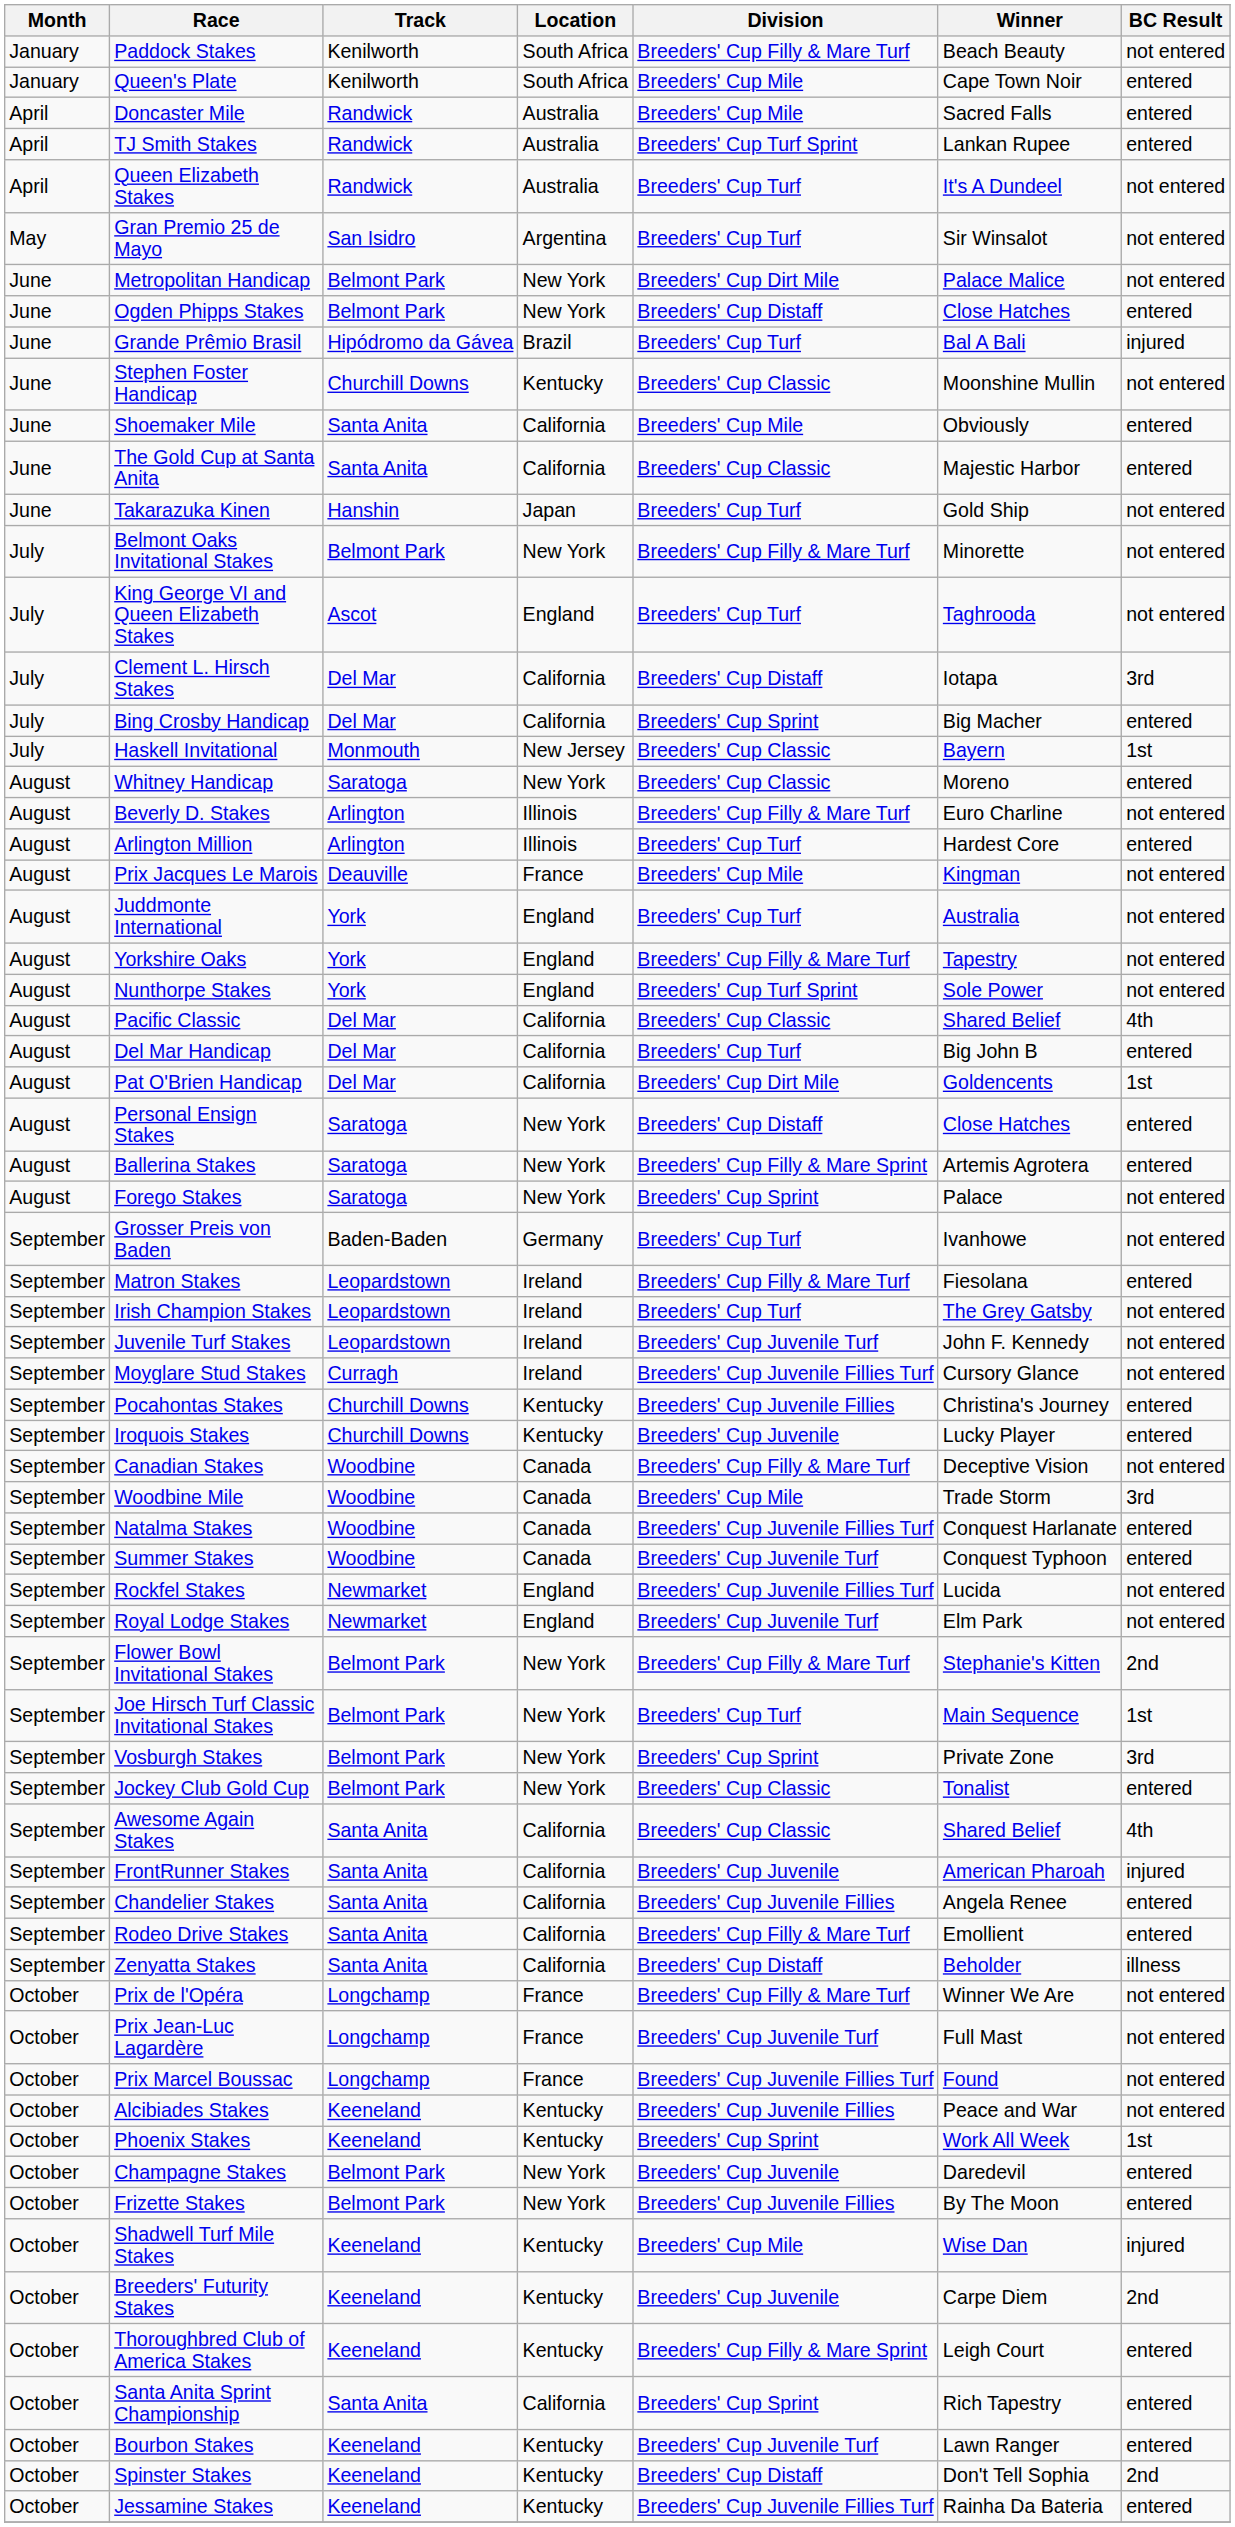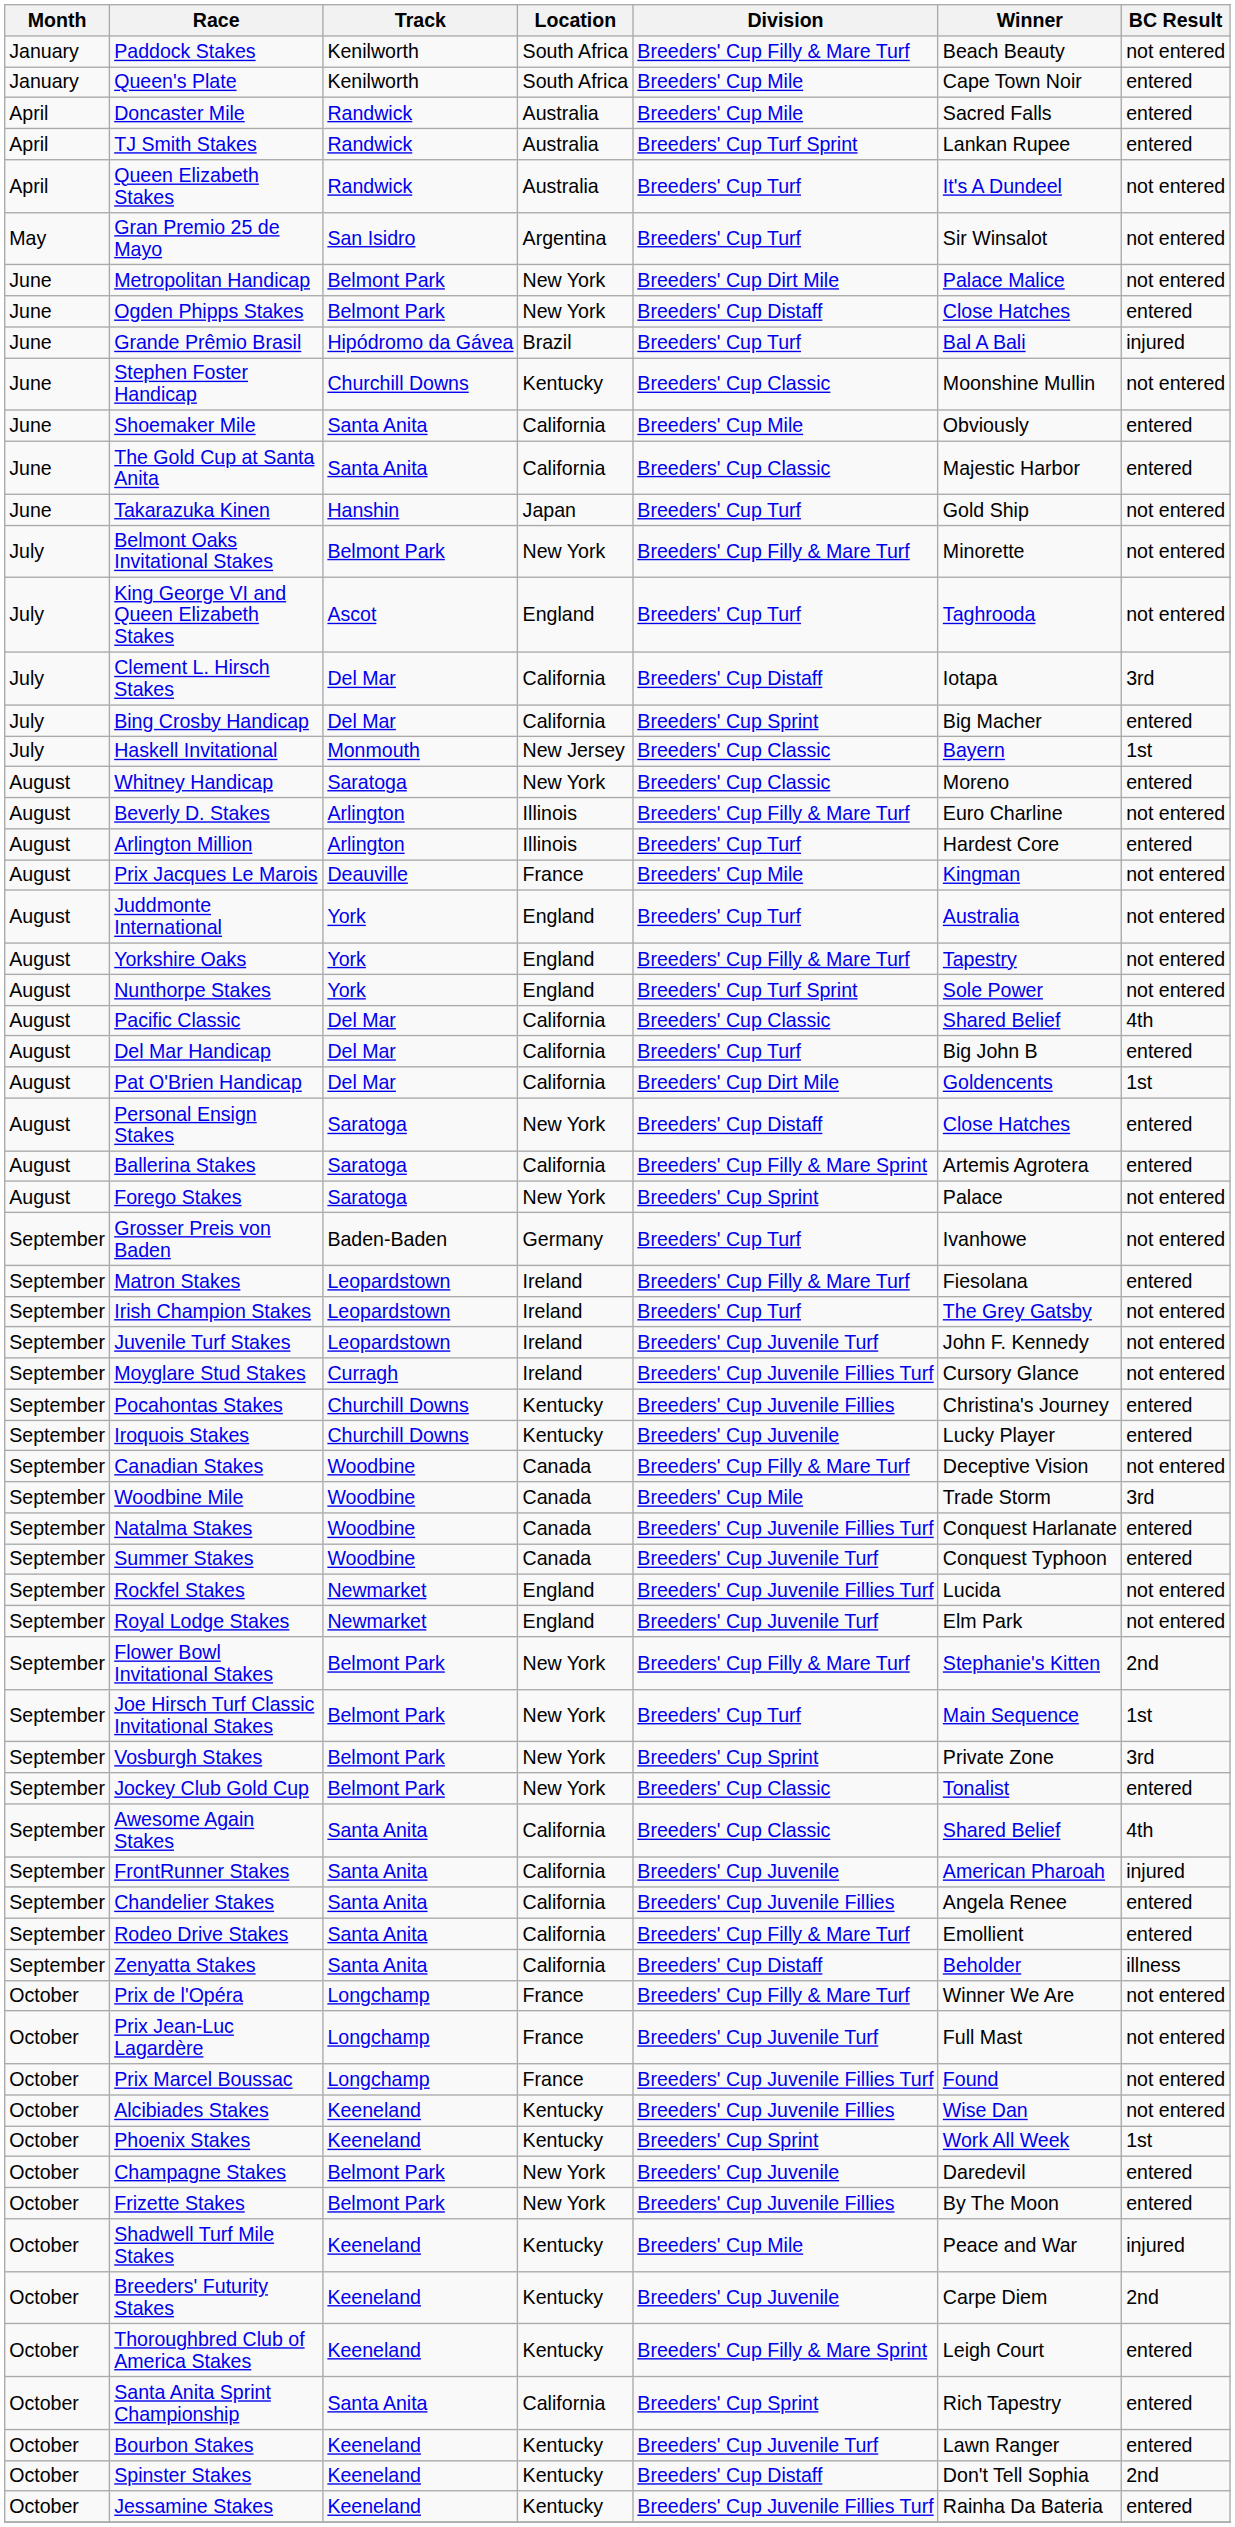(564, 1166) New York -> (564, 1166) California
(1010, 2111) Peace and War -> (985, 2111) Wise Dan
(985, 2245) Wise Dan -> (1010, 2245) Peace and War
